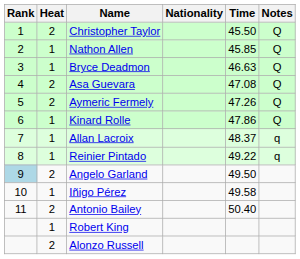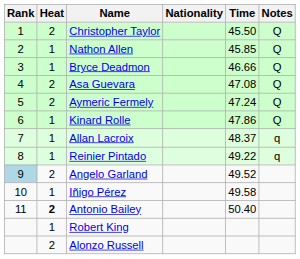(242, 67) 46.63 -> (242, 67) 46.66
(242, 102) 47.26 -> (242, 102) 47.24
(242, 174) 49.50 -> (242, 174) 49.52
(52, 209) normal -> (52, 209) bold
